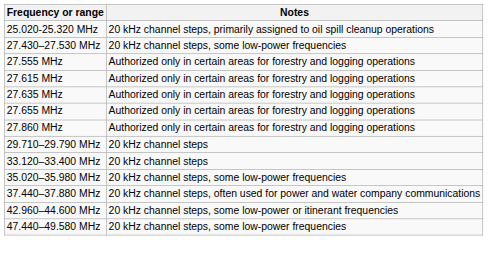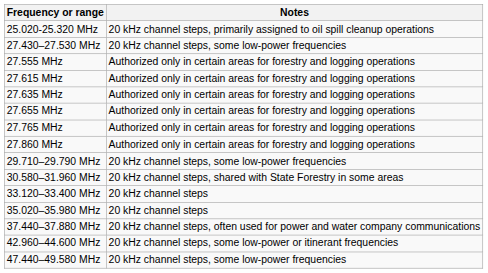+ row: (35, 128)
(158, 144) 20 kHz channel steps -> (227, 161) 20 kHz channel steps, some low-power frequencies
+ row: (54, 177)
(227, 177) 20 kHz channel steps, some low-power frequencies -> (158, 210) 20 kHz channel steps
